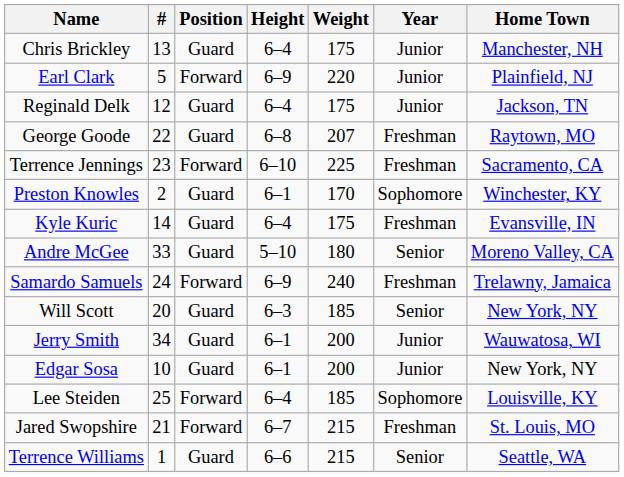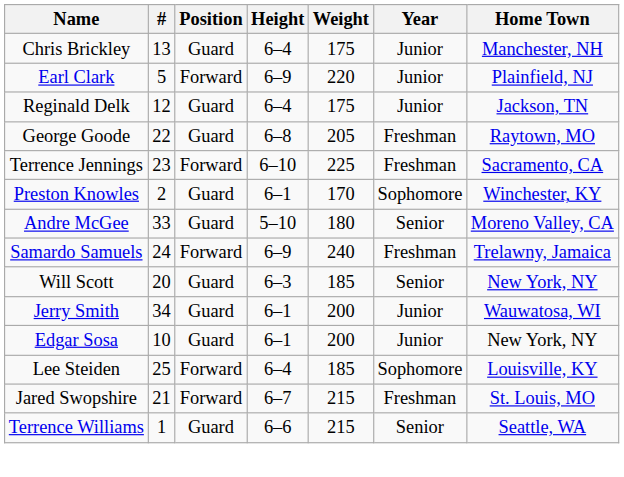(341, 135) 207 -> (341, 135) 205
- row: (76, 223)
